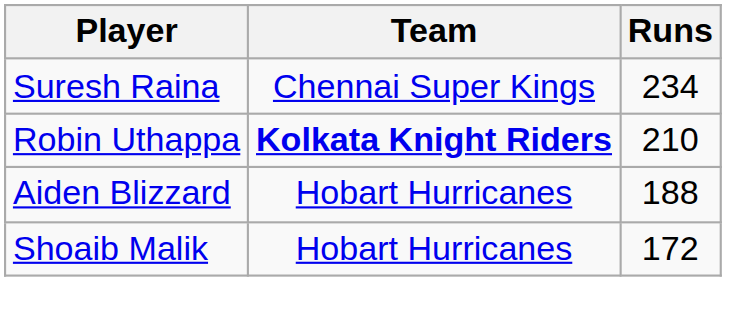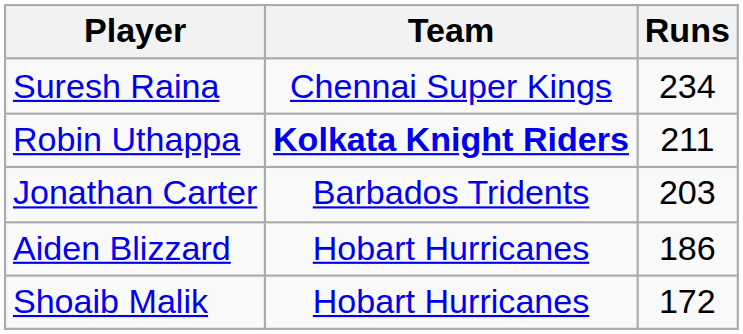(670, 139) 210 -> (687, 139) 211
+ row: (135, 193)
(670, 193) 188 -> (687, 247) 186
